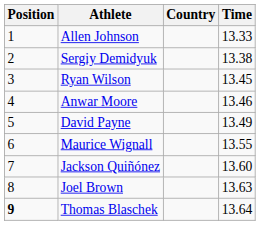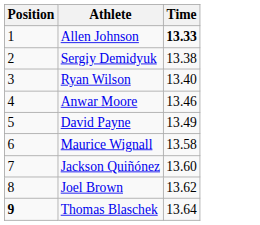- column: (191, 15)
(237, 36) normal -> (182, 36) bold
(237, 79) 13.45 -> (182, 79) 13.40
(237, 144) 13.55 -> (182, 144) 13.58
(237, 187) 13.63 -> (182, 187) 13.62
